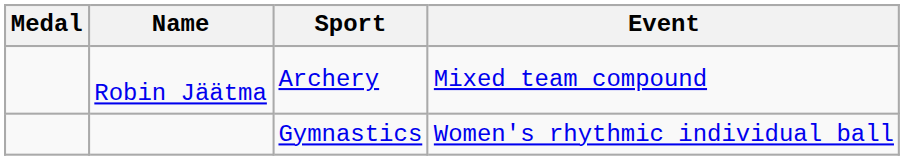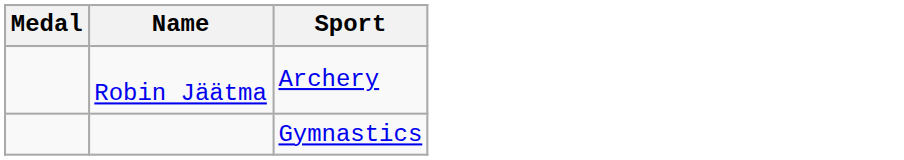- column: (664, 25)
